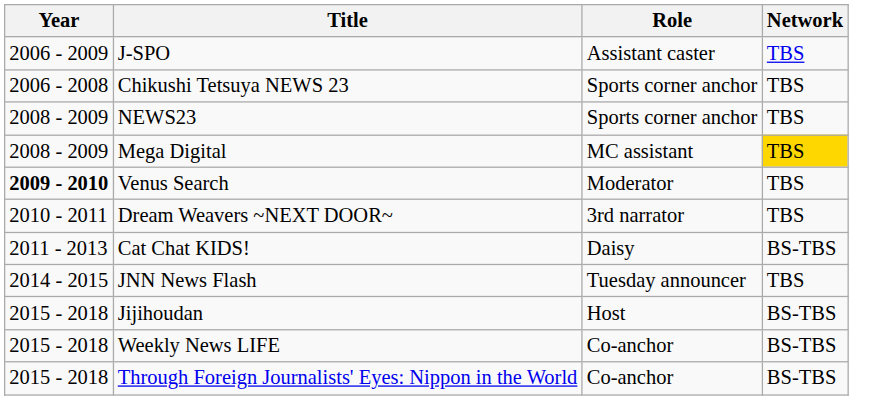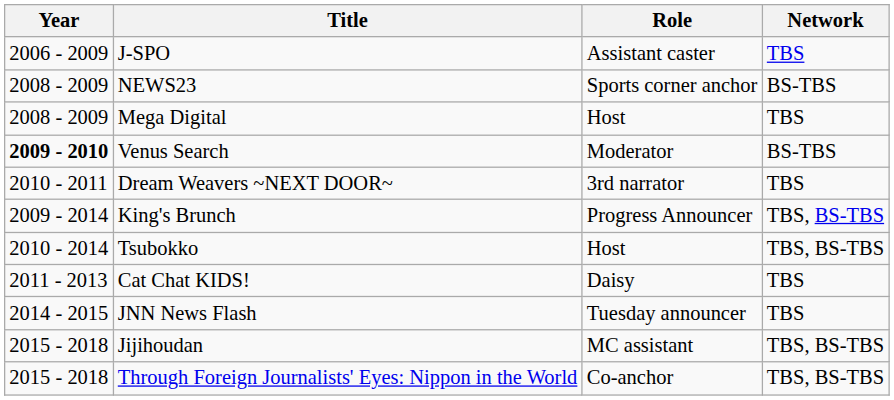- row: (233, 85)
(786, 118) TBS -> (802, 85) BS-TBS
(640, 150) MC assistant -> (606, 118) Host
(786, 150) gold background -> (786, 118) no background
(786, 183) TBS -> (802, 150) BS-TBS
+ row: (177, 215)
+ row: (158, 248)
(802, 248) BS-TBS -> (786, 280) TBS
(606, 313) Host -> (640, 345) MC assistant
(802, 313) BS-TBS -> (825, 345) TBS, BS-TBS
- row: (199, 345)
(802, 378) BS-TBS -> (825, 378) TBS, BS-TBS
